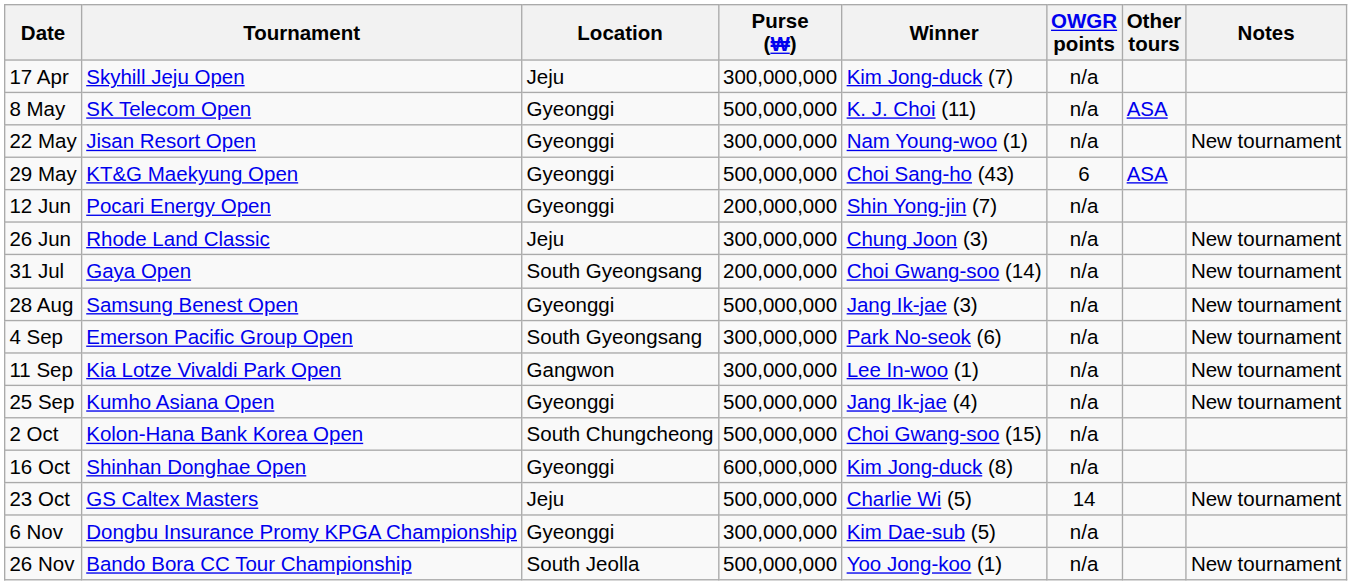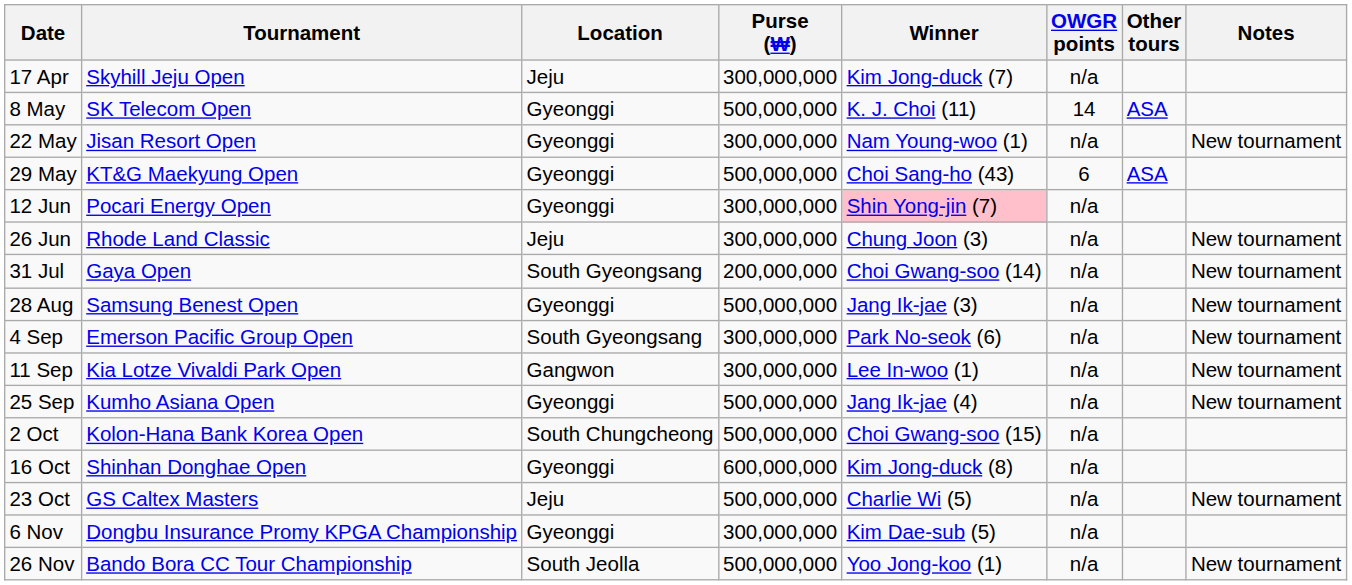(1084, 109) n/a -> (1084, 109) 14
(780, 206) 200,000,000 -> (780, 206) 300,000,000
(922, 206) no background -> (922, 206) pink background
(1084, 499) 14 -> (1084, 499) n/a
